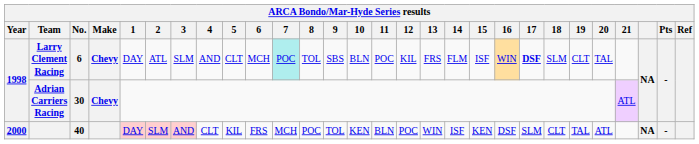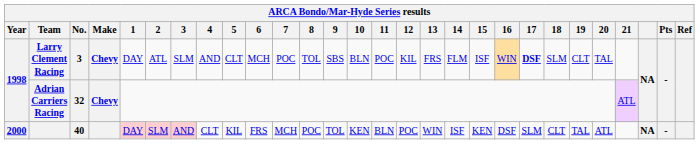(79, 59) 6 -> (79, 59) 3
(286, 59) paleturquoise background -> (286, 59) no background
(79, 101) 30 -> (79, 101) 32
